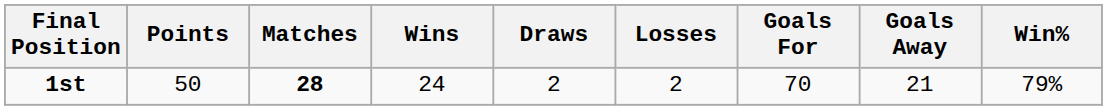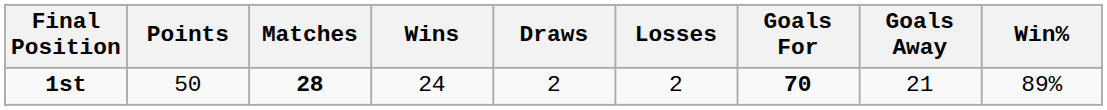(798, 86) normal -> (798, 86) bold
(1042, 86) 79% -> (1042, 86) 89%
